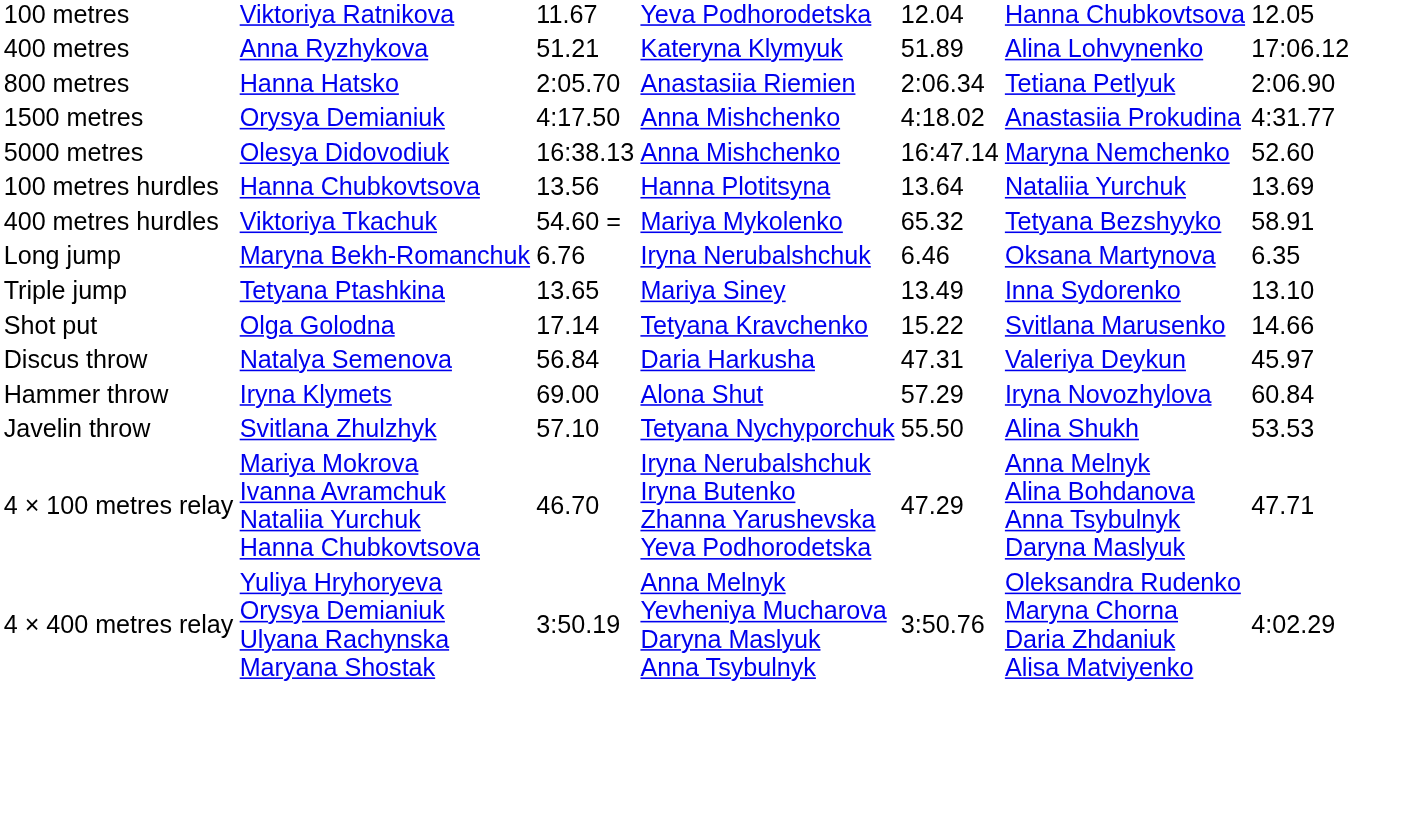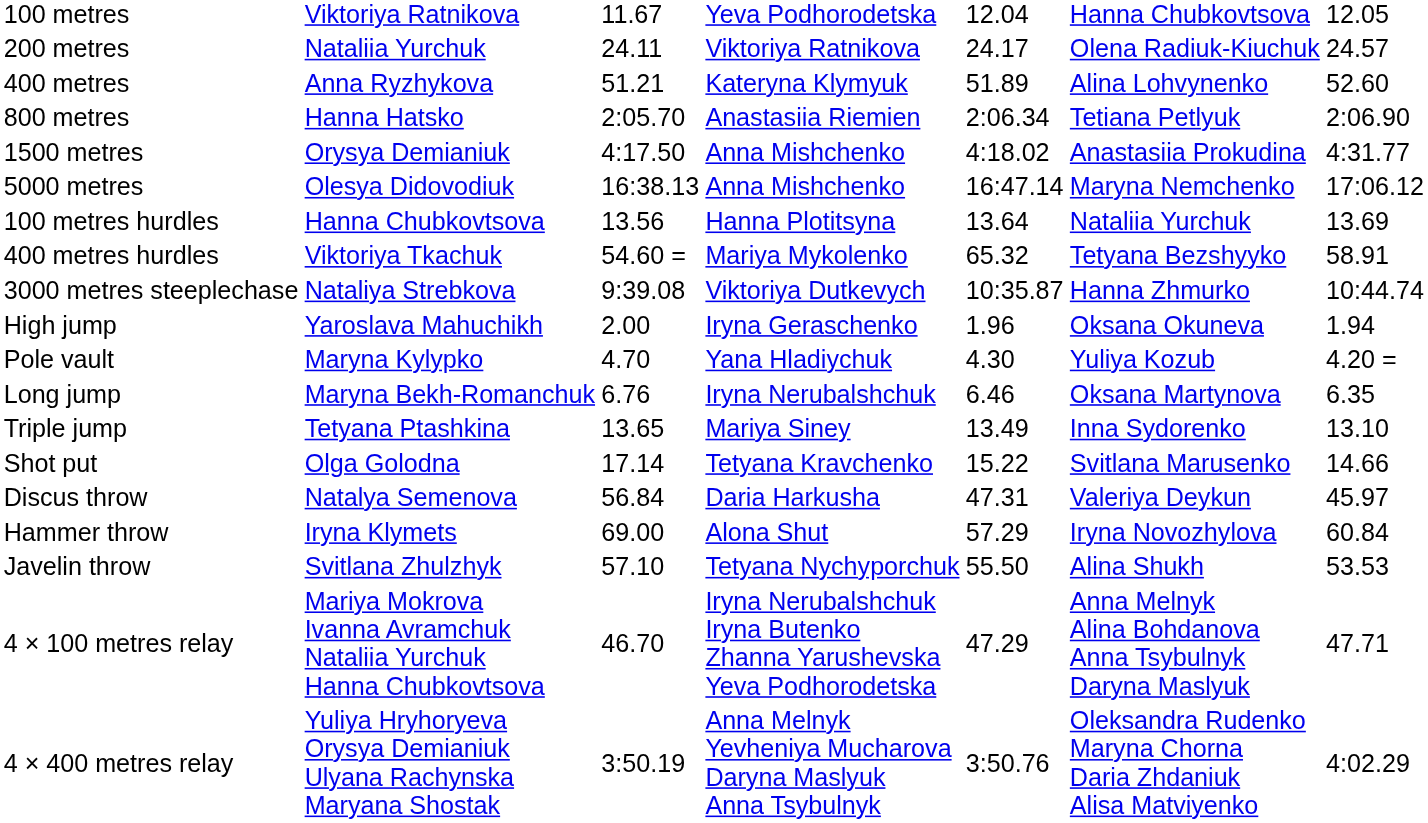+ row: (67, 49)
(1300, 49) 17:06.12 -> (1358, 83) 52.60
(1283, 152) 52.60 -> (1375, 187) 17:06.12
+ row: (151, 290)
+ row: (60, 325)
+ row: (59, 359)
